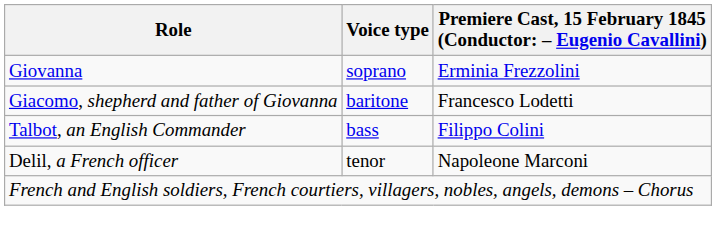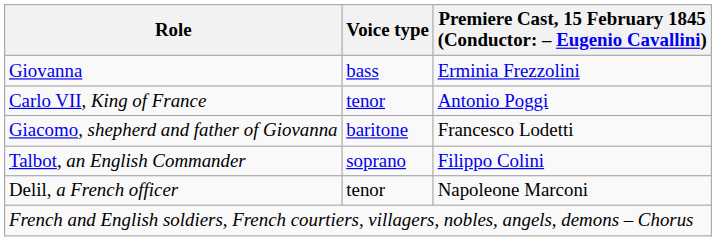(376, 70) soprano -> (363, 70) bass
+ row: (108, 100)
(363, 130) bass -> (376, 160) soprano
